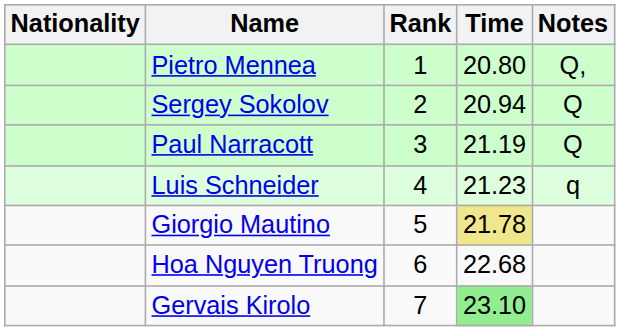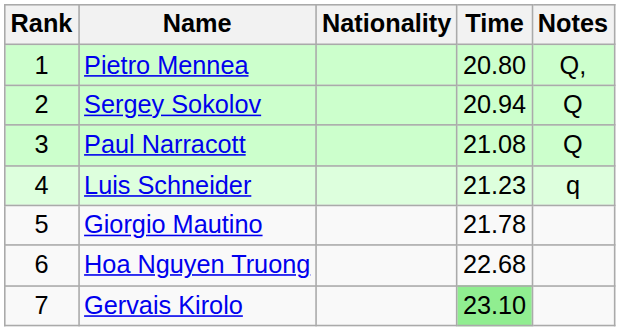columns swapped: (420, 24) <-> (75, 24)
(495, 144) 21.19 -> (495, 144) 21.08
(495, 225) khaki background -> (495, 225) no background
